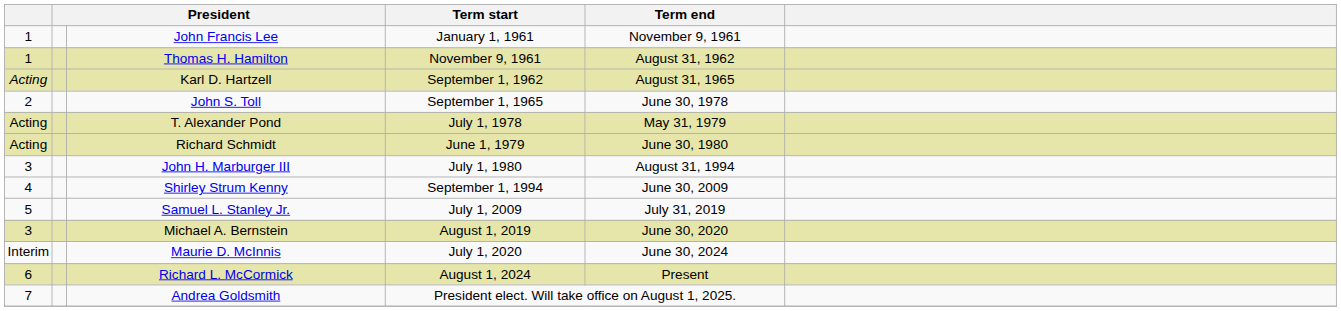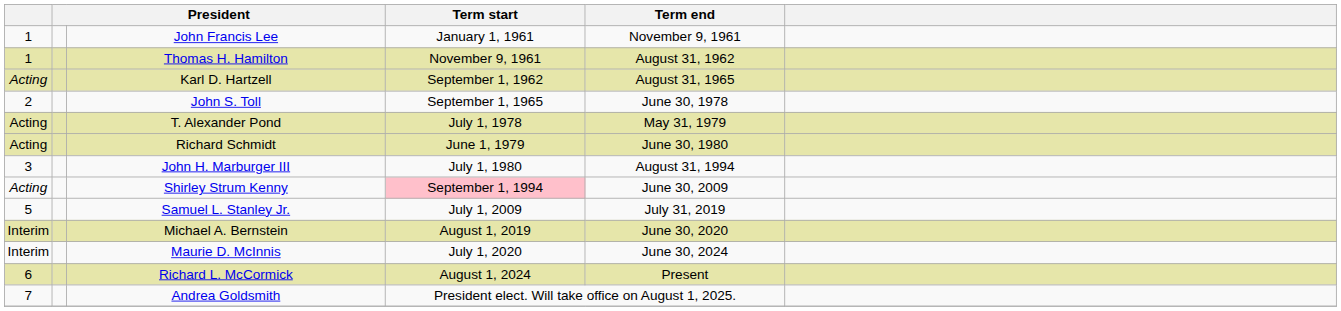(28, 187) 4 -> (28, 187) Acting
(485, 187) no background -> (485, 187) pink background
(28, 230) 3 -> (28, 230) Interim
